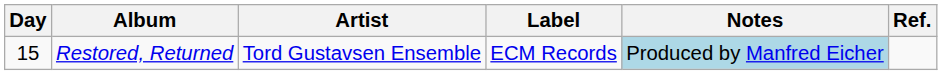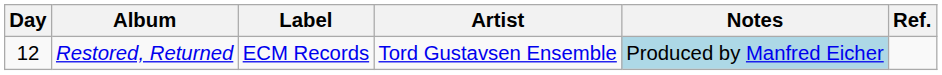columns swapped: (362, 20) <-> (554, 20)
(28, 52) 15 -> (28, 52) 12
